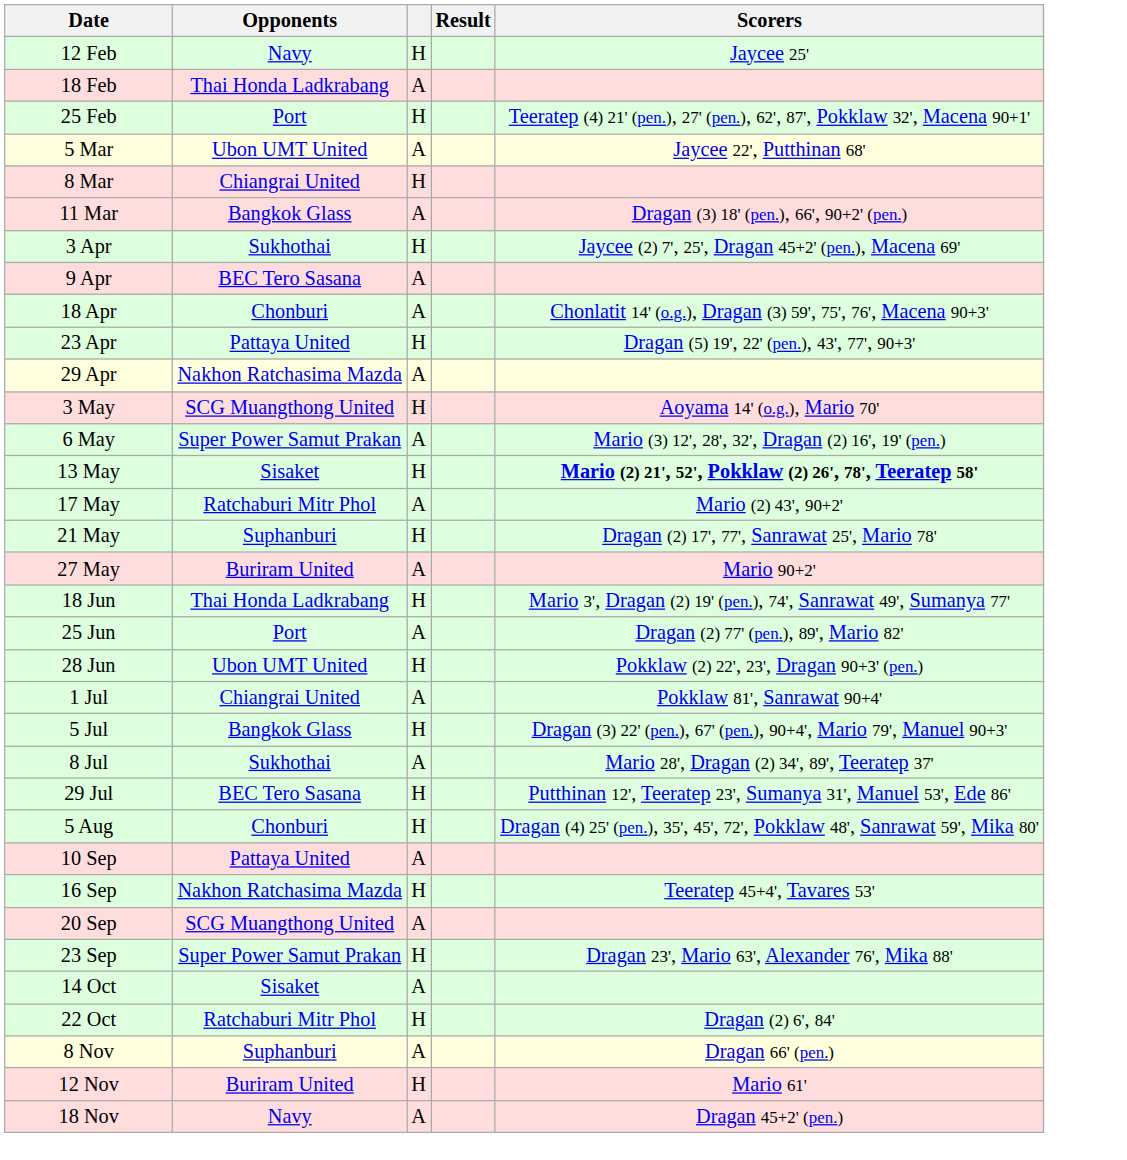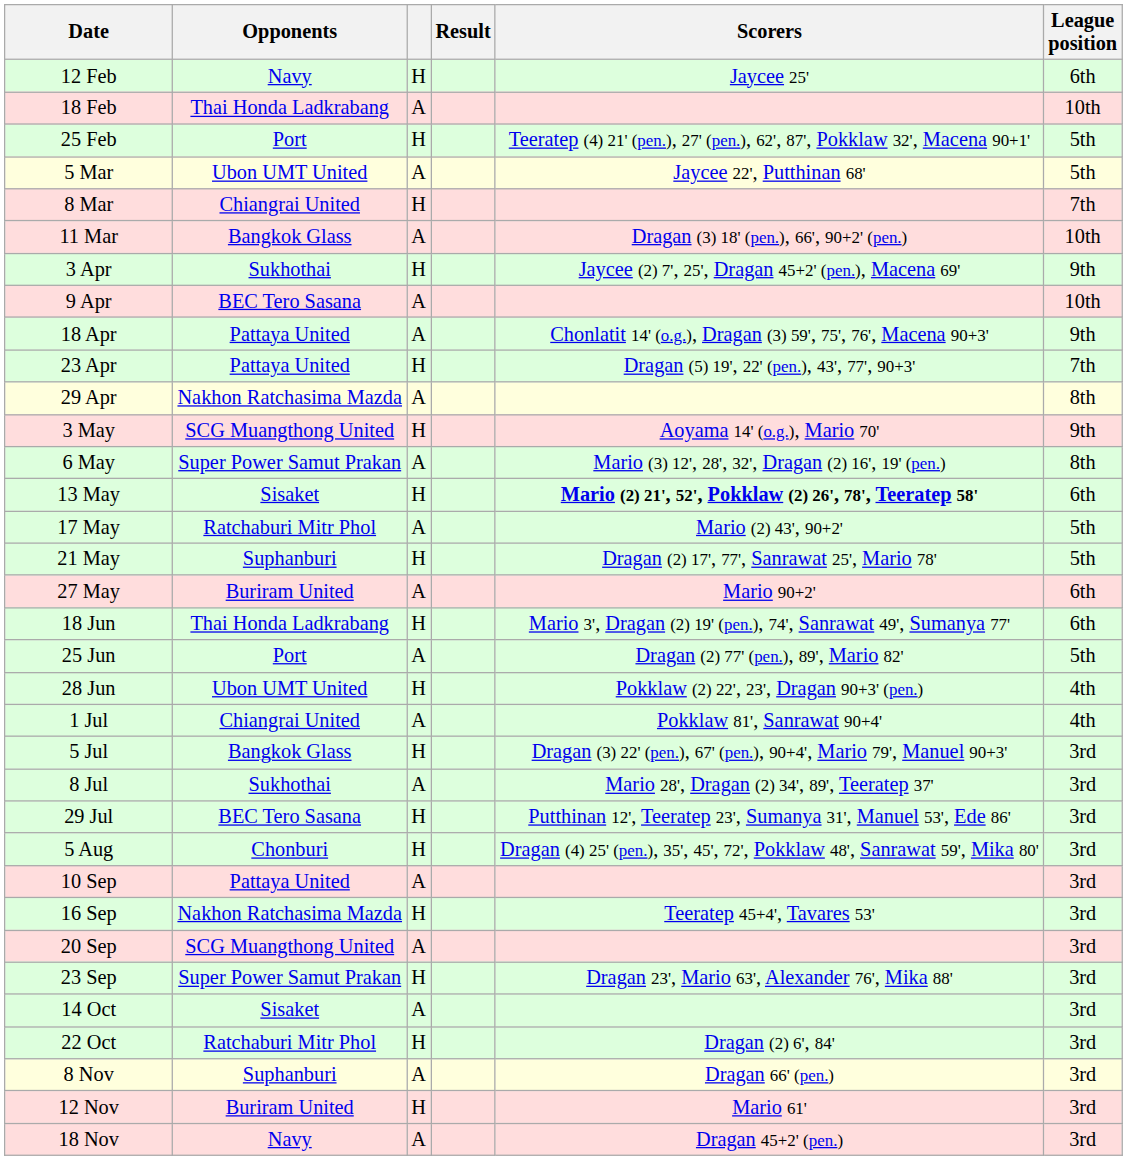+ column: (1083, 32)
(290, 310) Chonburi -> (290, 333) Pattaya United
